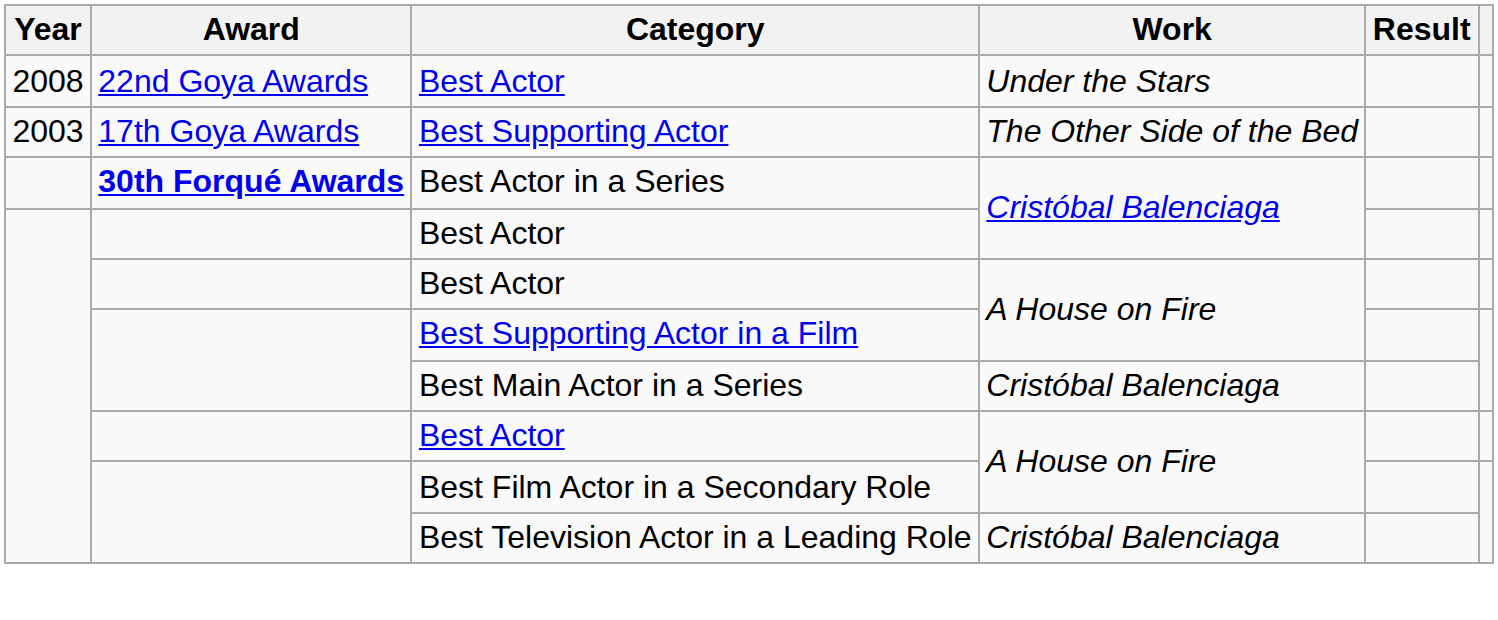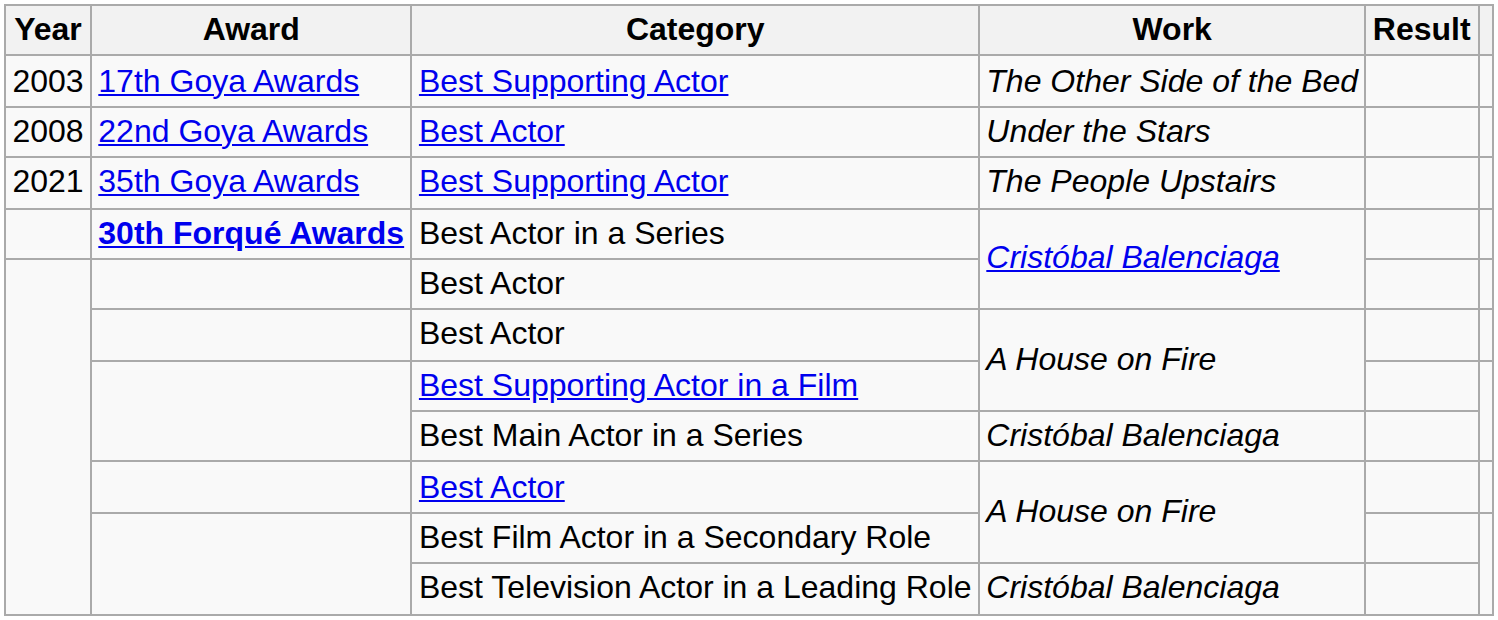rows swapped: (574, 131) <-> (492, 80)
+ row: (574, 182)
